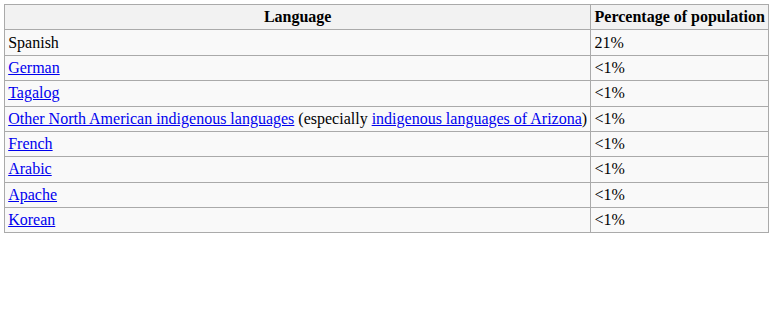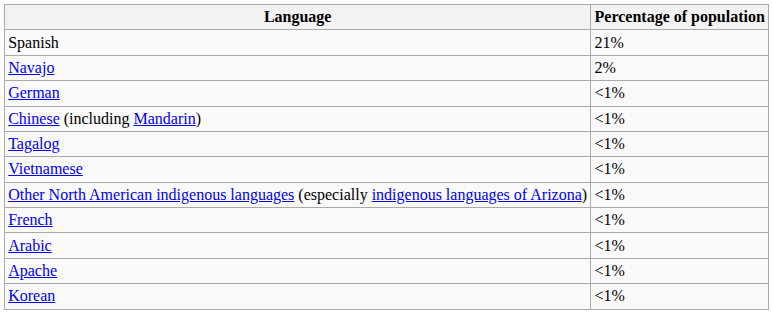+ row: (31, 67)
+ row: (105, 118)
+ row: (45, 169)
